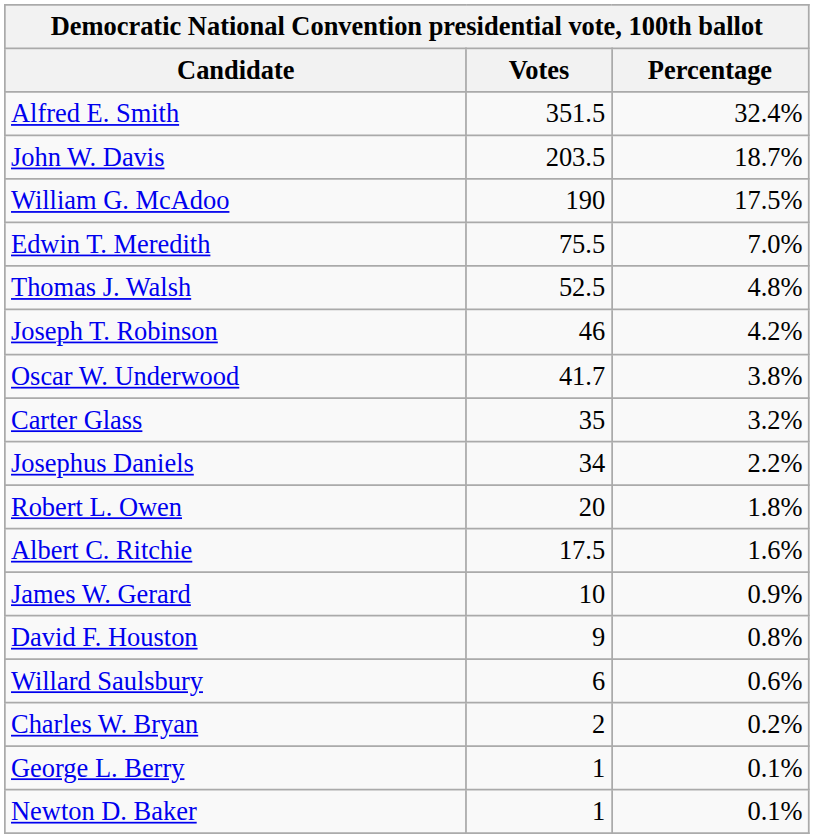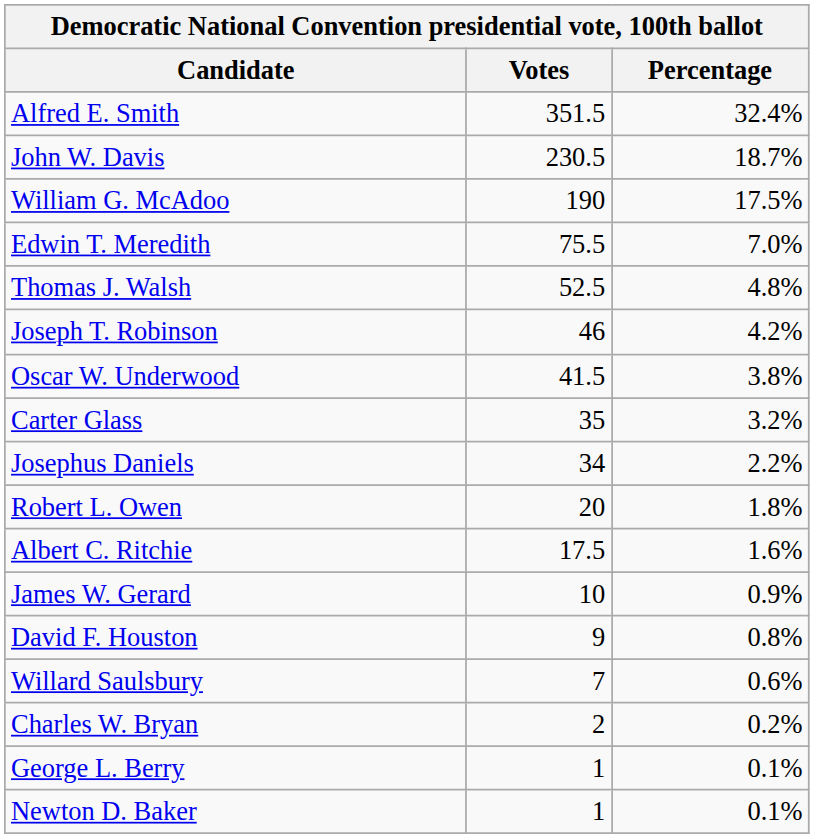(575, 157) 203.5 -> (575, 157) 230.5
(582, 375) 41.7 -> (582, 375) 41.5
(599, 680) 6 -> (599, 680) 7
